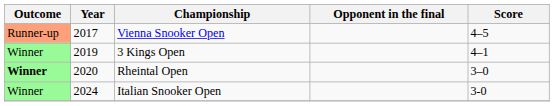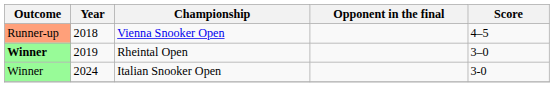(86, 33) 2017 -> (86, 33) 2018
- row: (151, 52)
(86, 71) 2020 -> (86, 52) 2019
